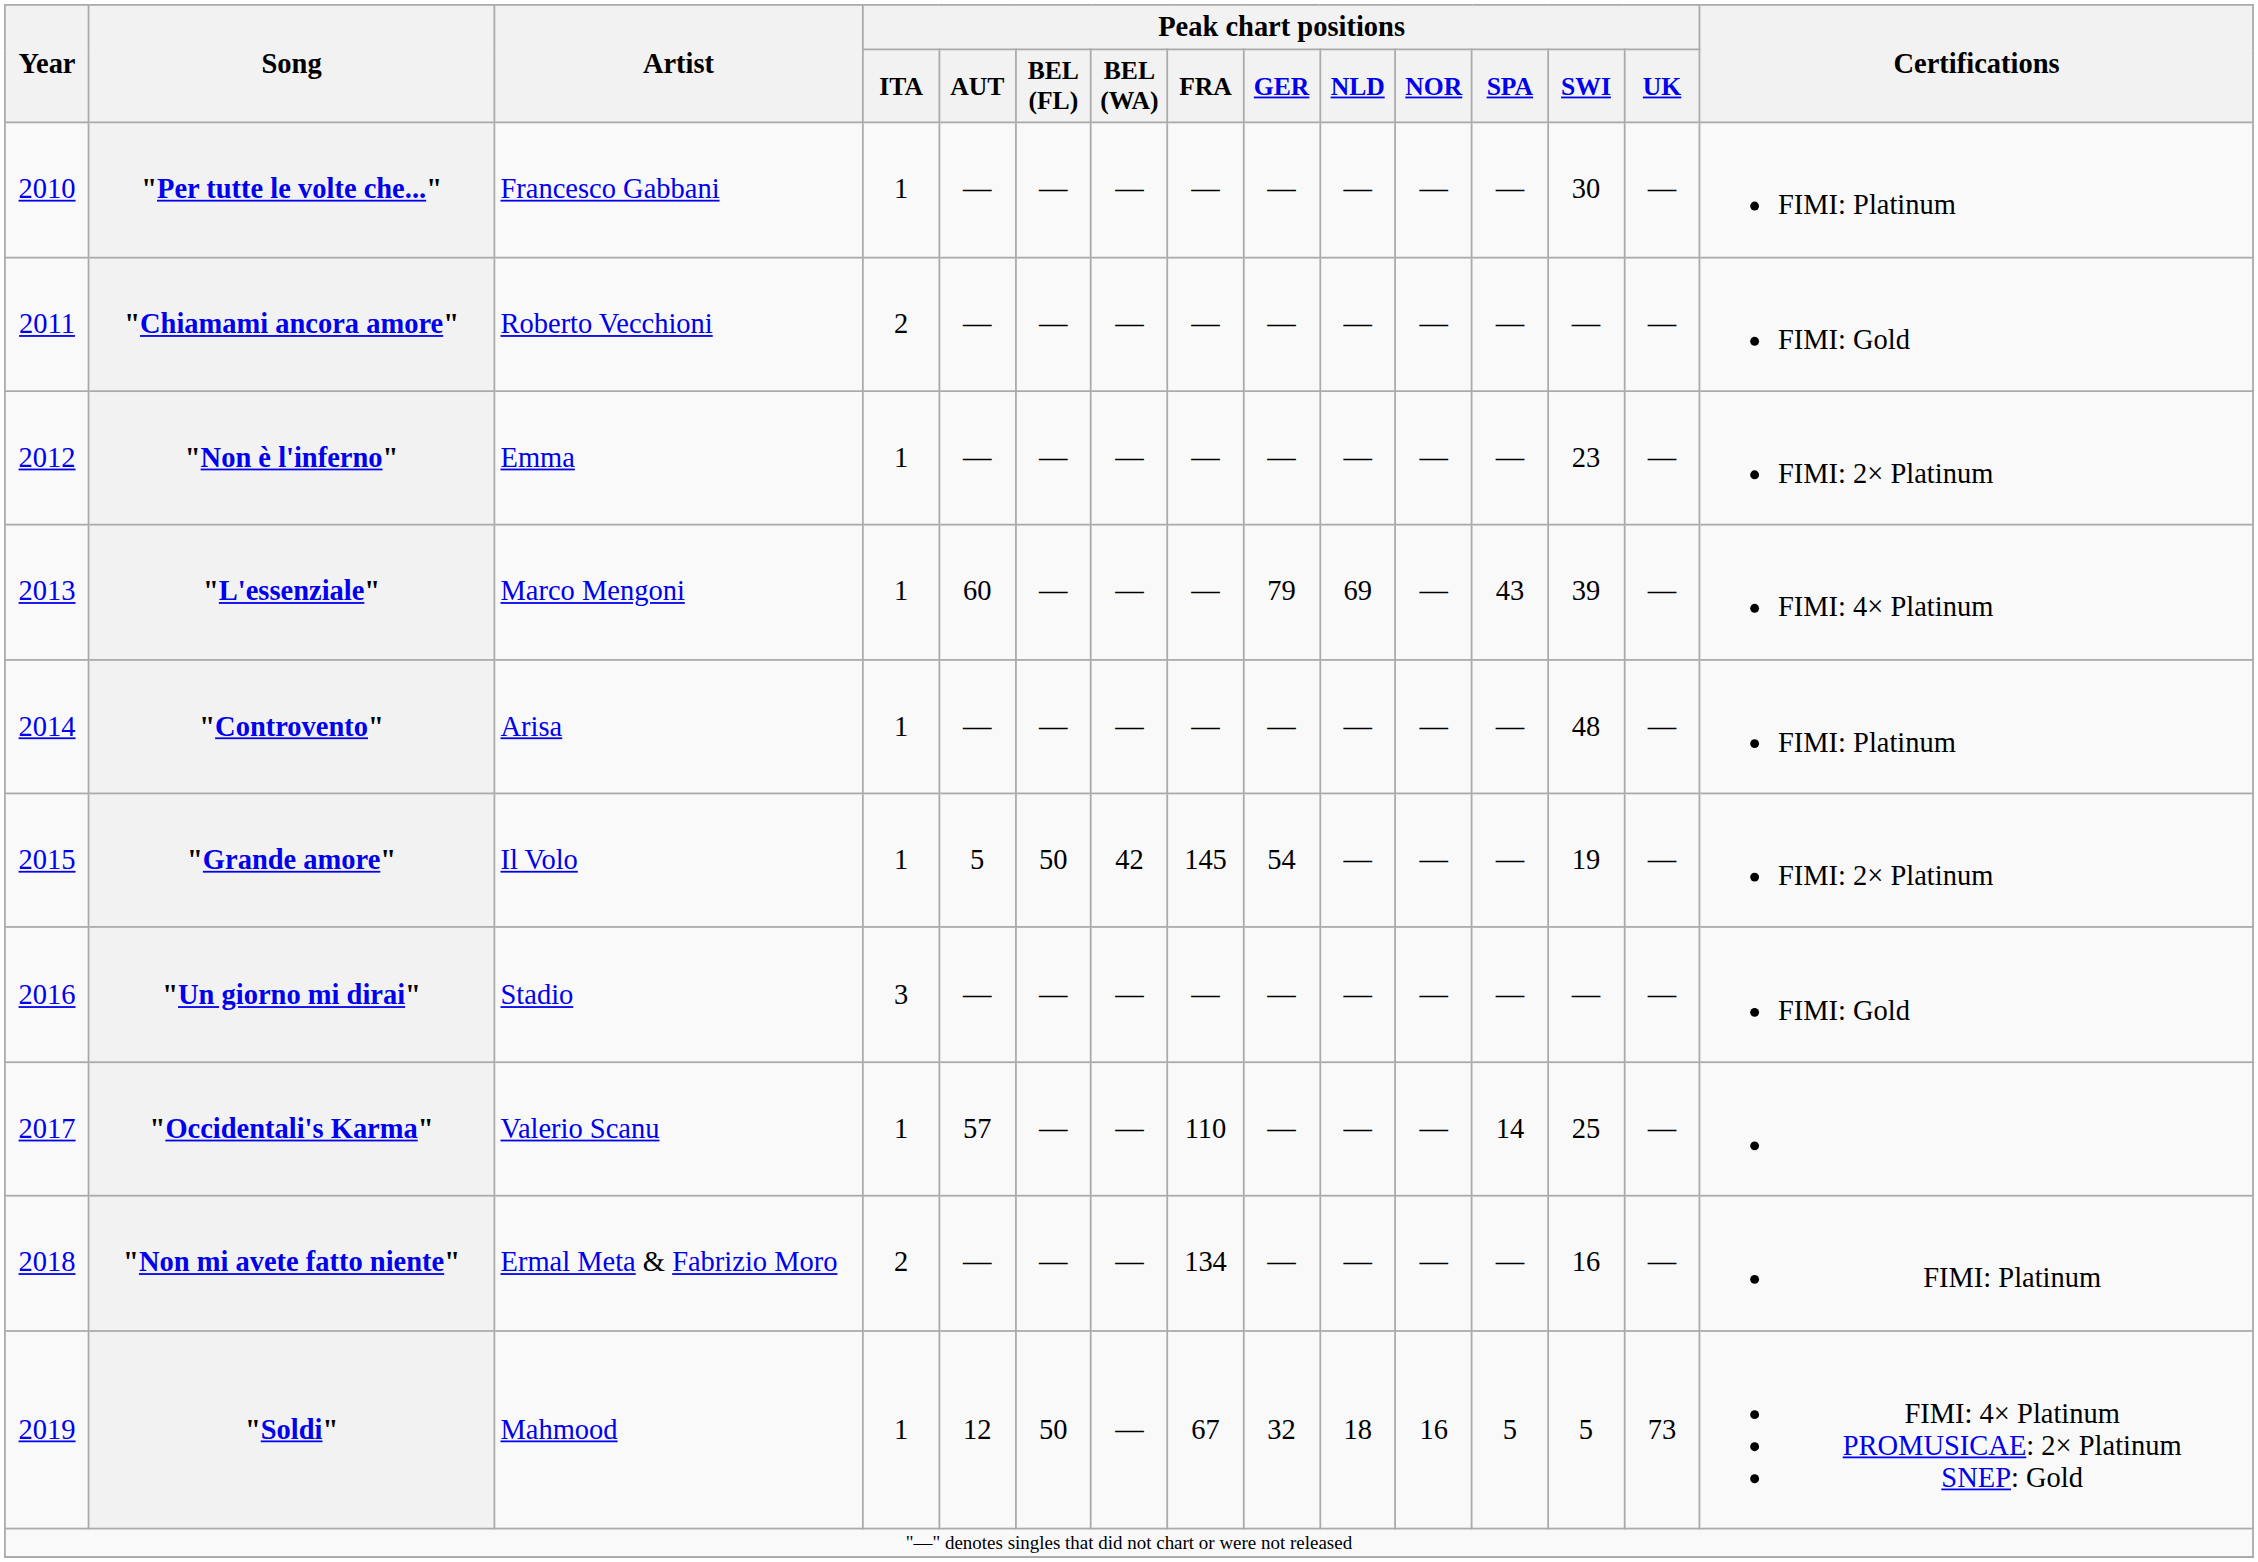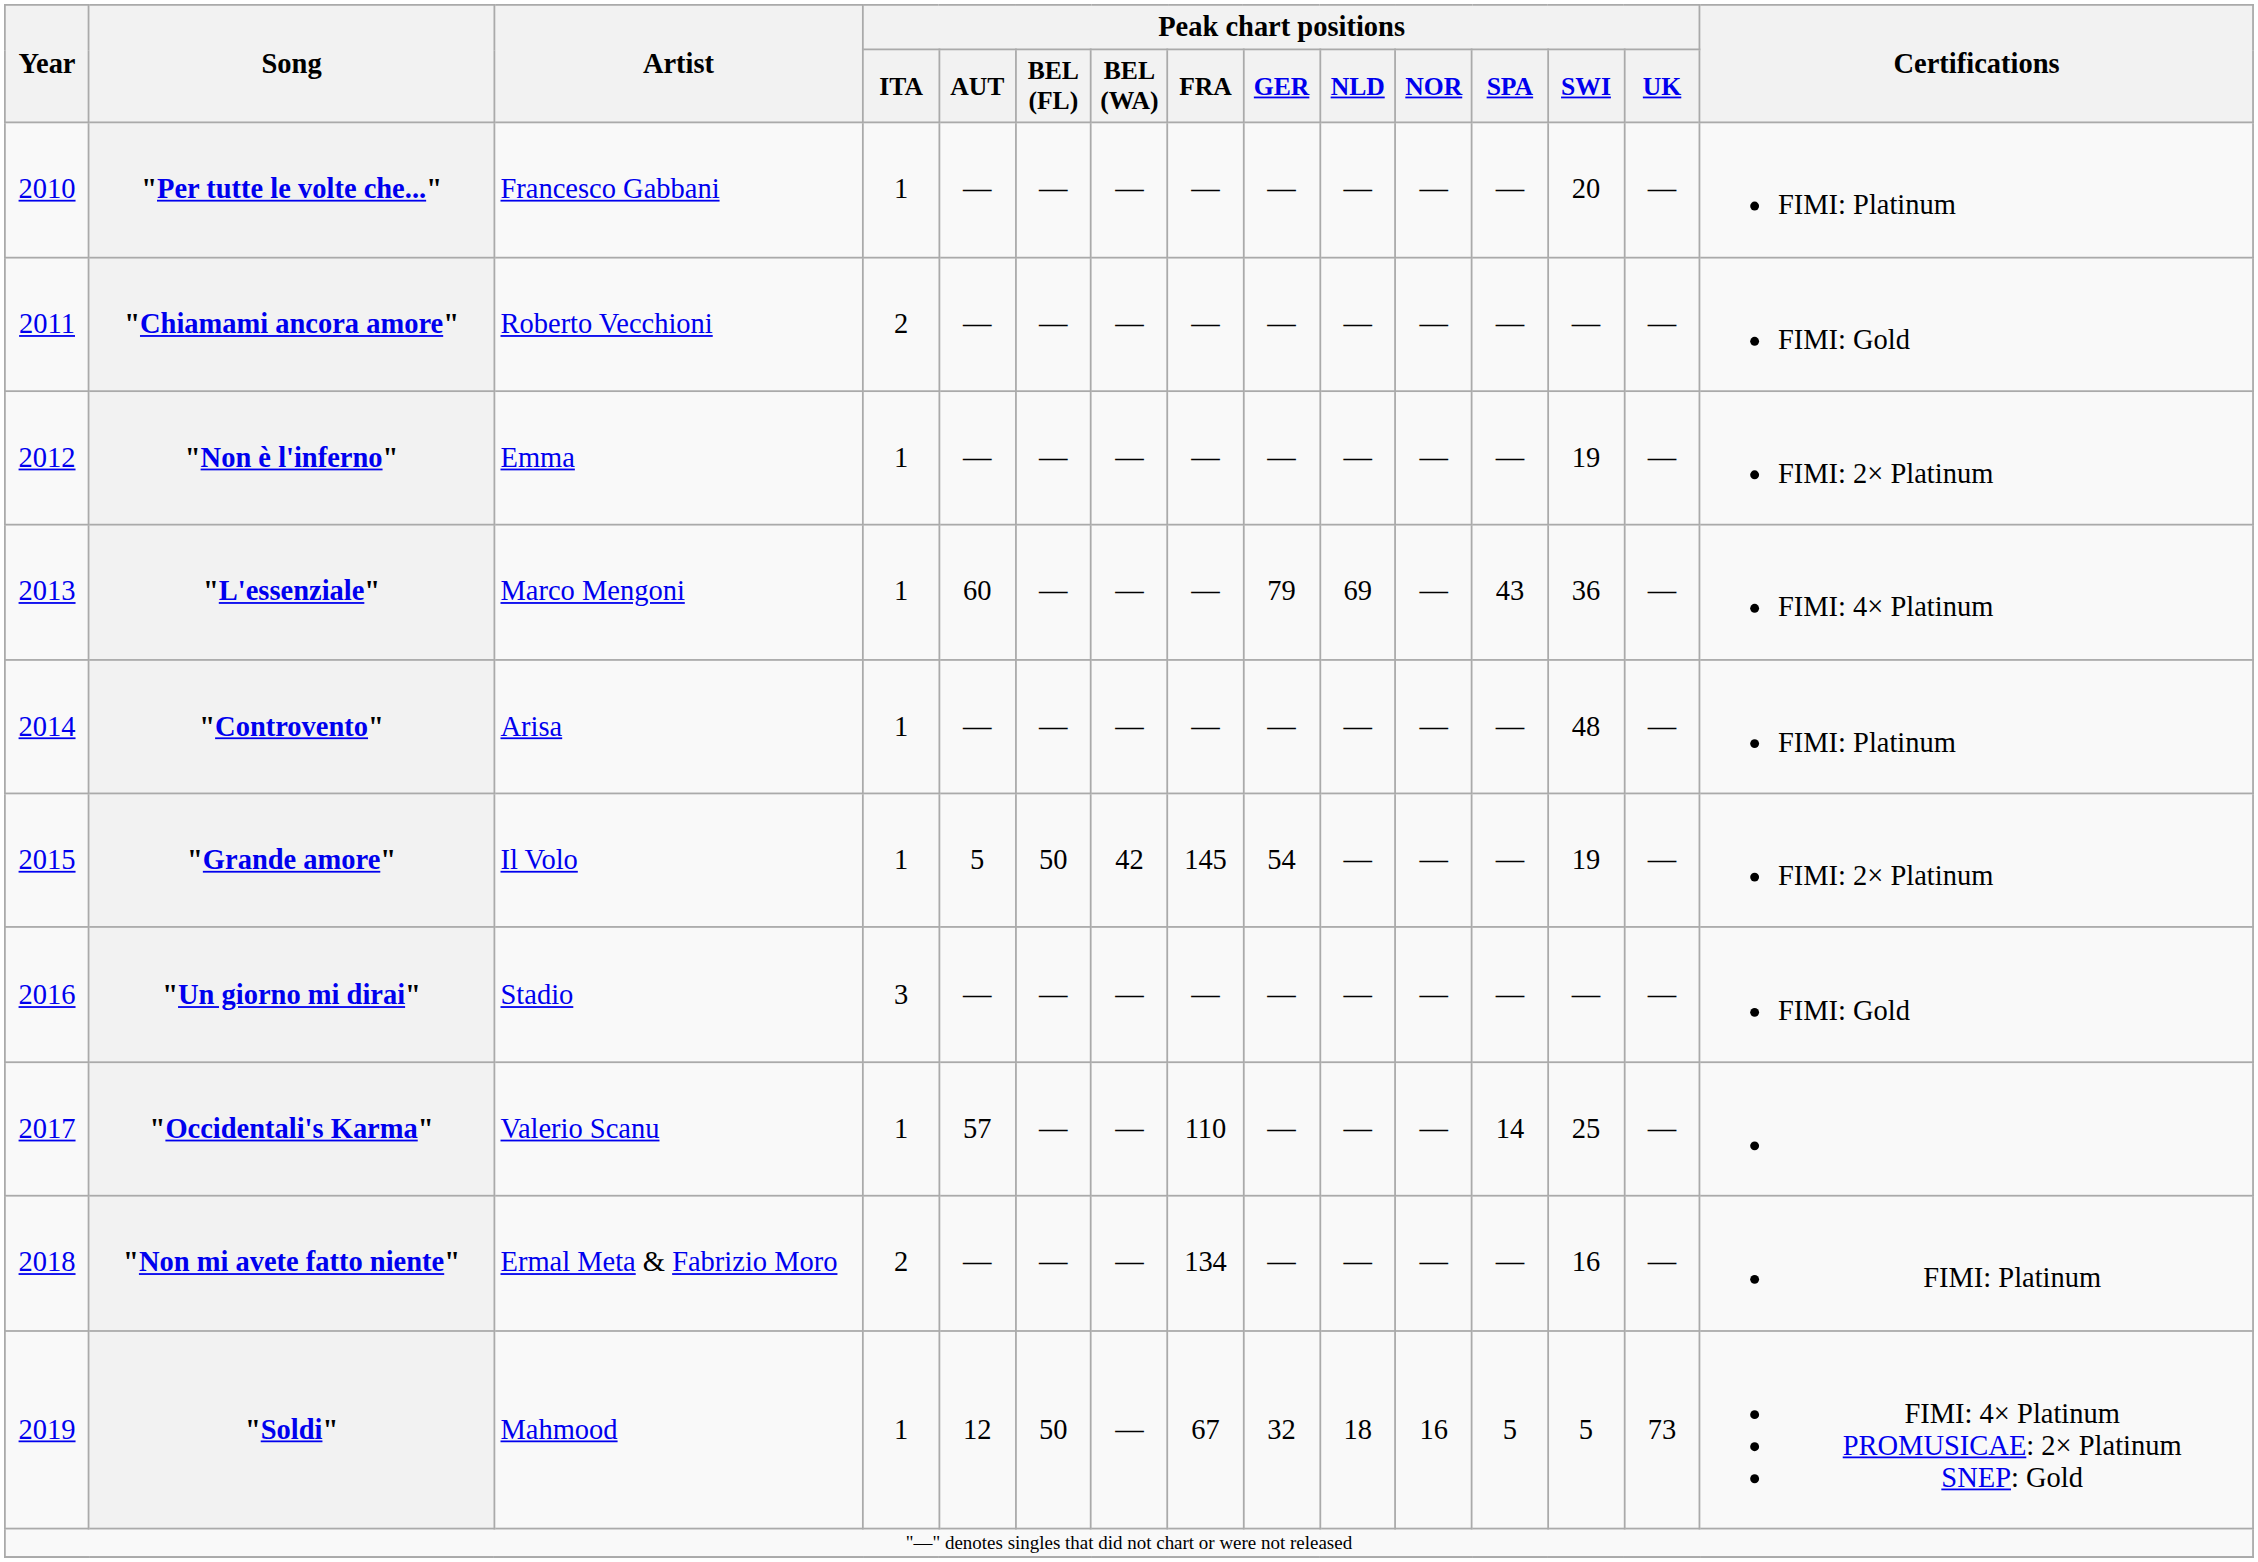(1586, 189) 30 -> (1586, 189) 20
(1586, 457) 23 -> (1586, 457) 19
(1586, 591) 39 -> (1586, 591) 36
